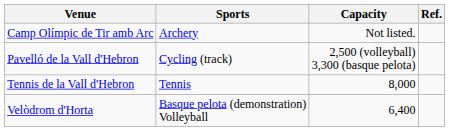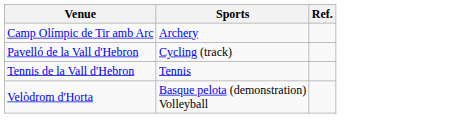- column: (364, 14)
